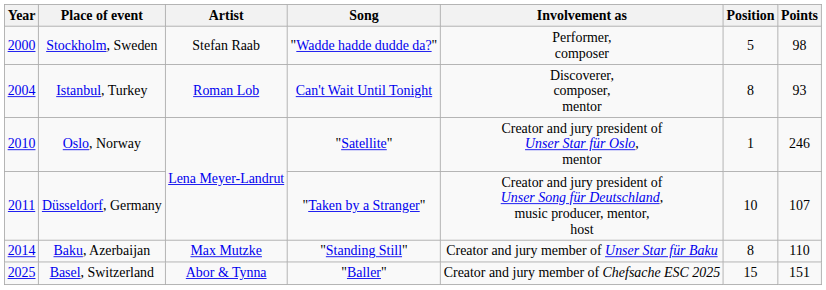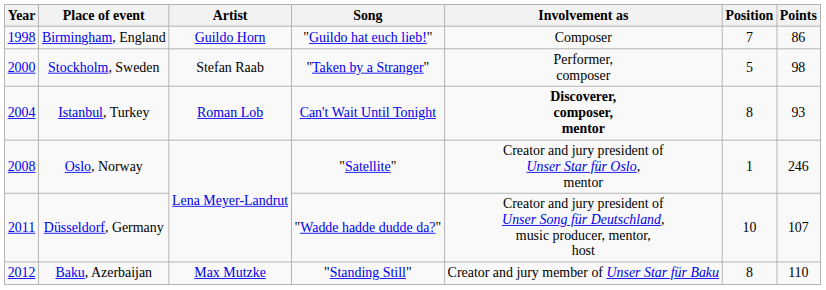+ row: (104, 37)
(364, 45) "Wadde hadde dudde da?" -> (368, 67) "Taken by a Stranger"
(582, 91) normal -> (583, 113) bold
(22, 144) 2010 -> (22, 166) 2008
(364, 205) "Taken by a Stranger" -> (368, 227) "Wadde hadde dudde da?"
(22, 251) 2014 -> (22, 273) 2012
- row: (102, 273)
